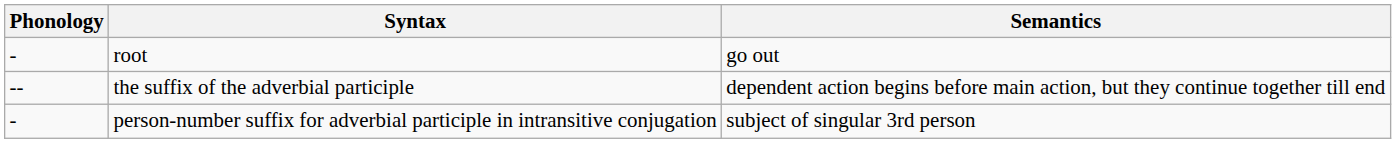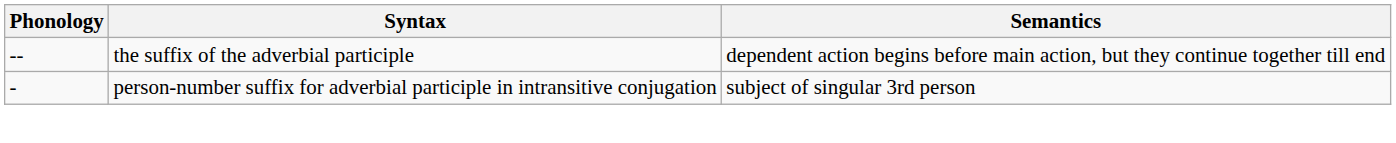- row: (130, 54)
